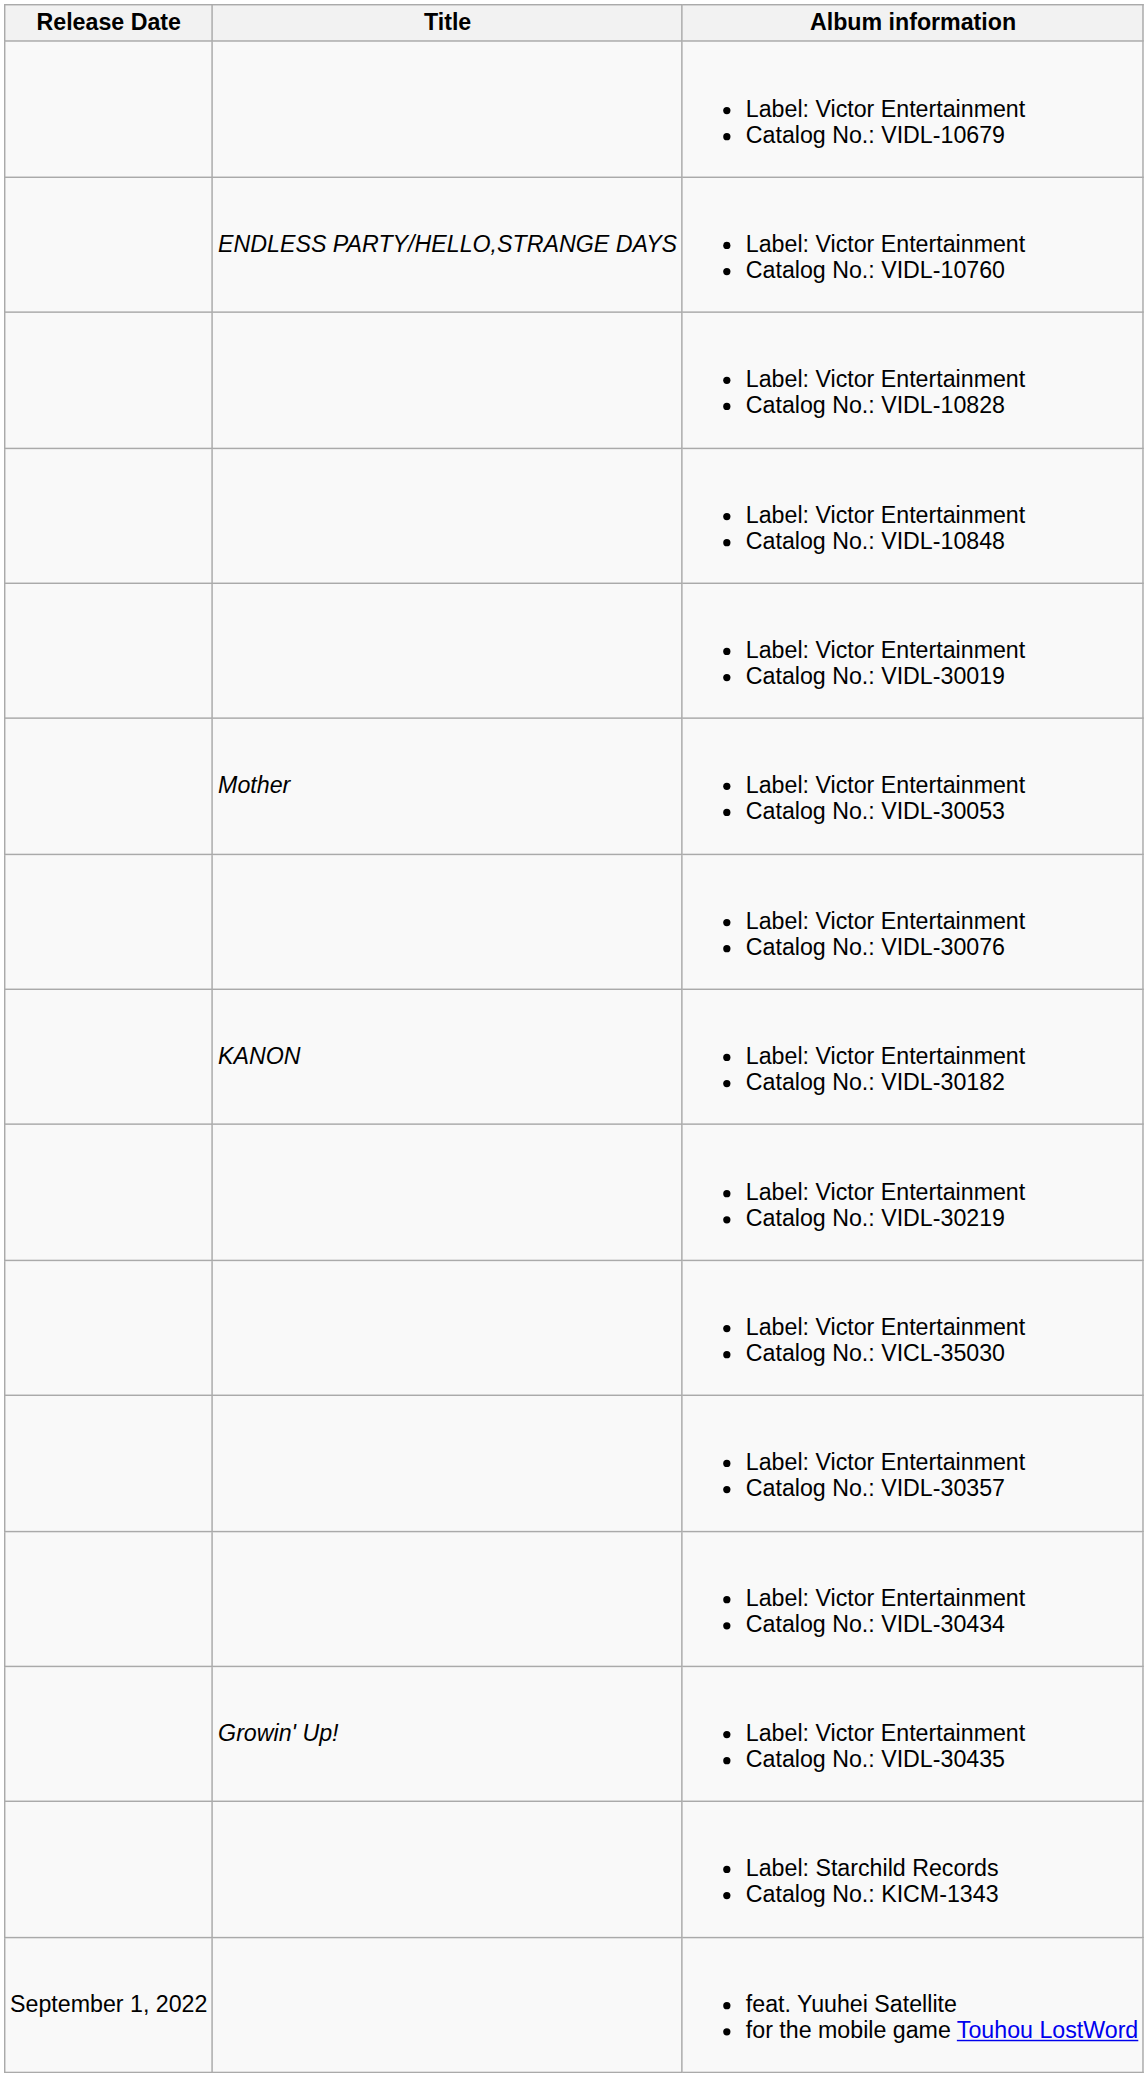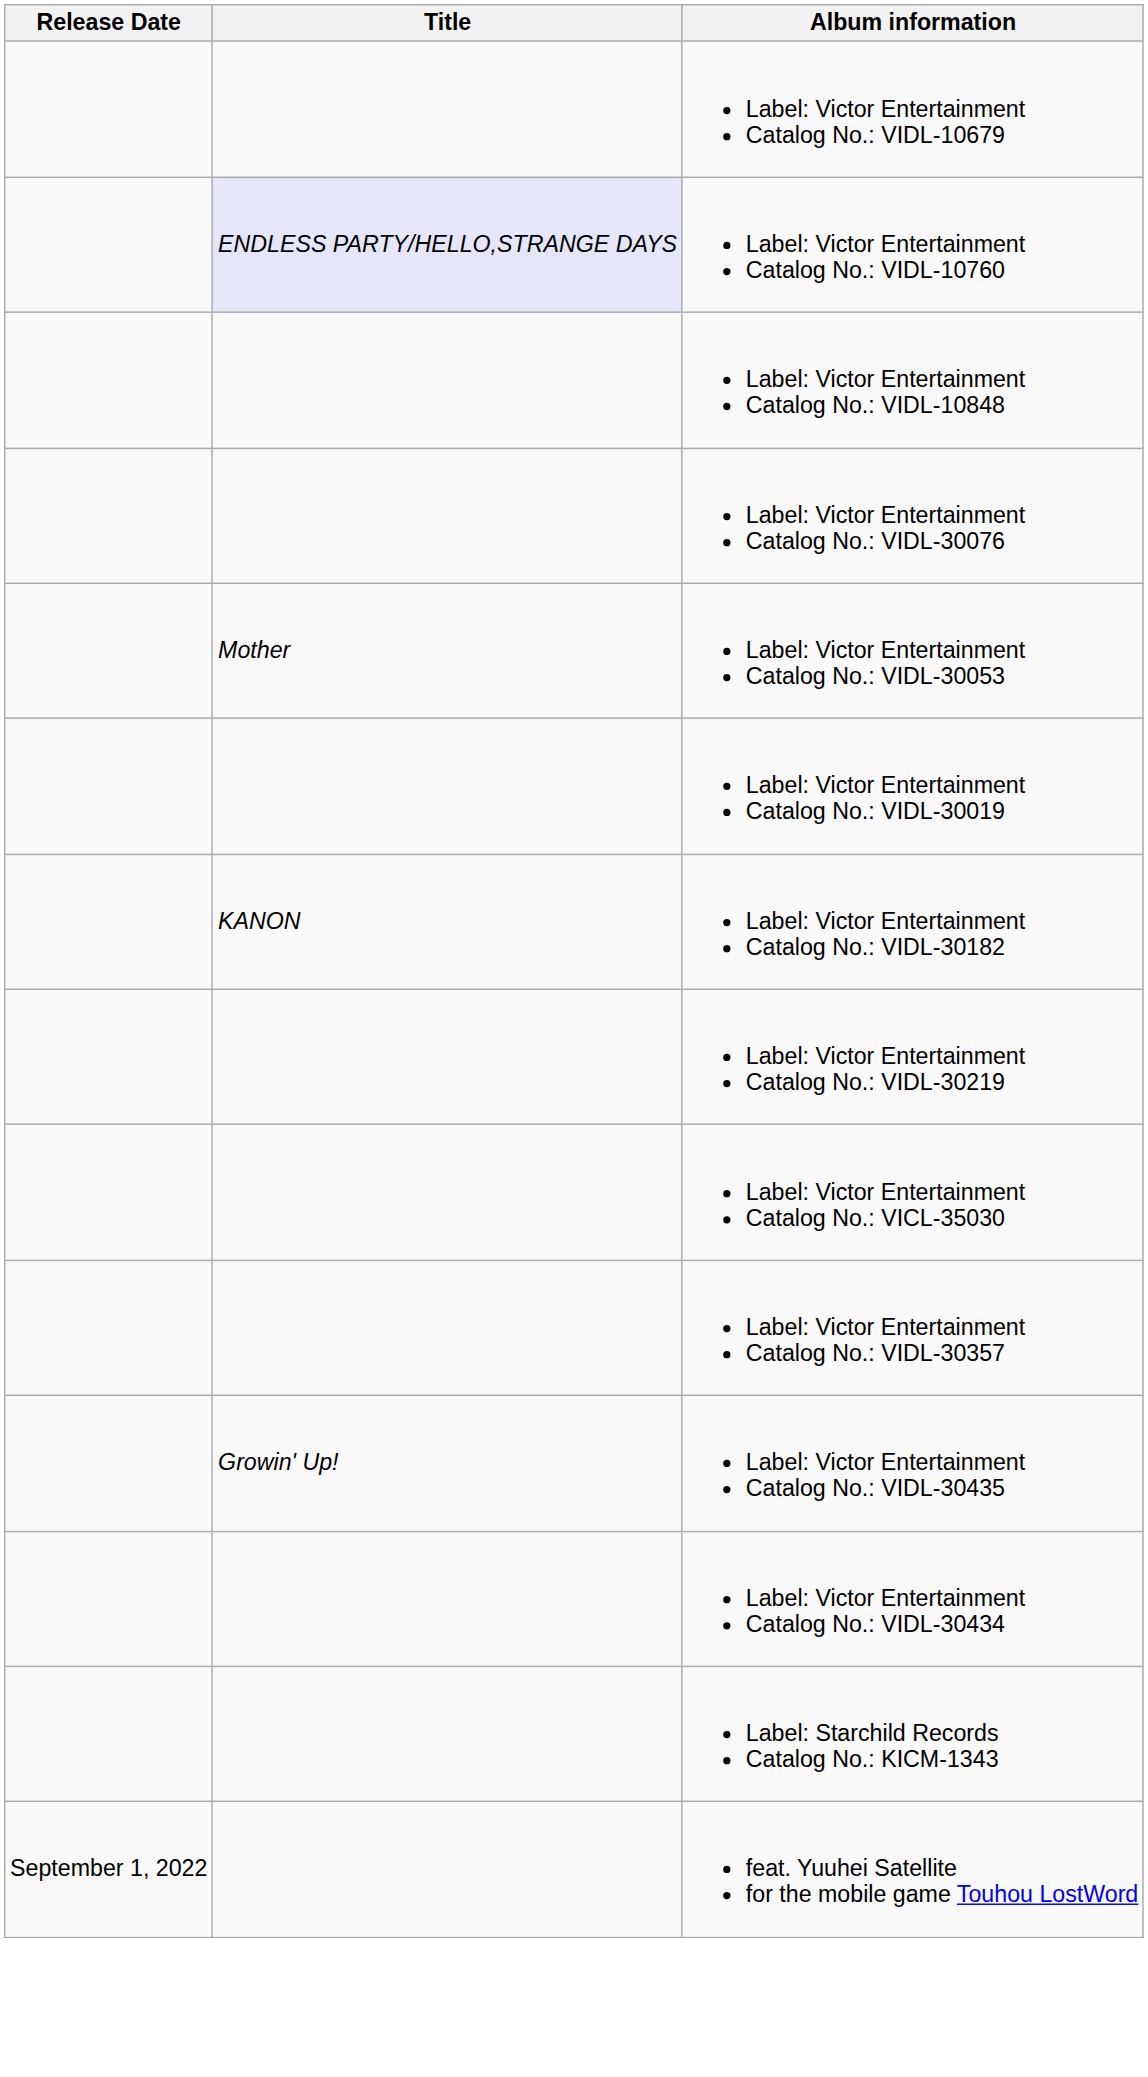(448, 244) no background -> (448, 244) lavender background
- row: (913, 393)
rows swapped: (913, 664) <-> (913, 935)
rows swapped: (913, 1612) <-> (913, 1747)
